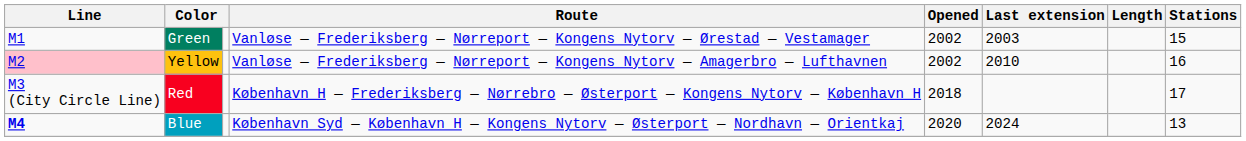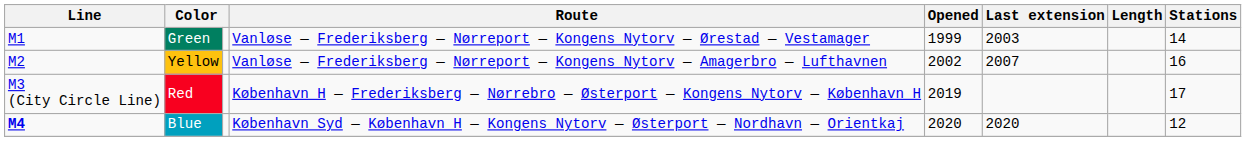(945, 39) 2002 -> (945, 39) 1999
(1178, 39) 15 -> (1178, 39) 14
(16, 62) pink background -> (16, 62) no background
(1003, 62) 2010 -> (1003, 62) 2007
(945, 94) 2018 -> (945, 94) 2019
(1003, 125) 2024 -> (1003, 125) 2020
(1178, 125) 13 -> (1178, 125) 12
